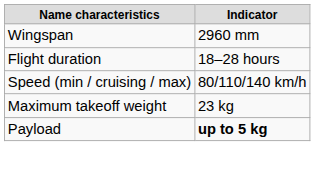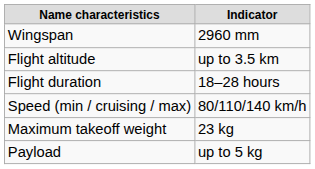+ row: (52, 59)
(233, 129) bold -> (230, 152) normal
